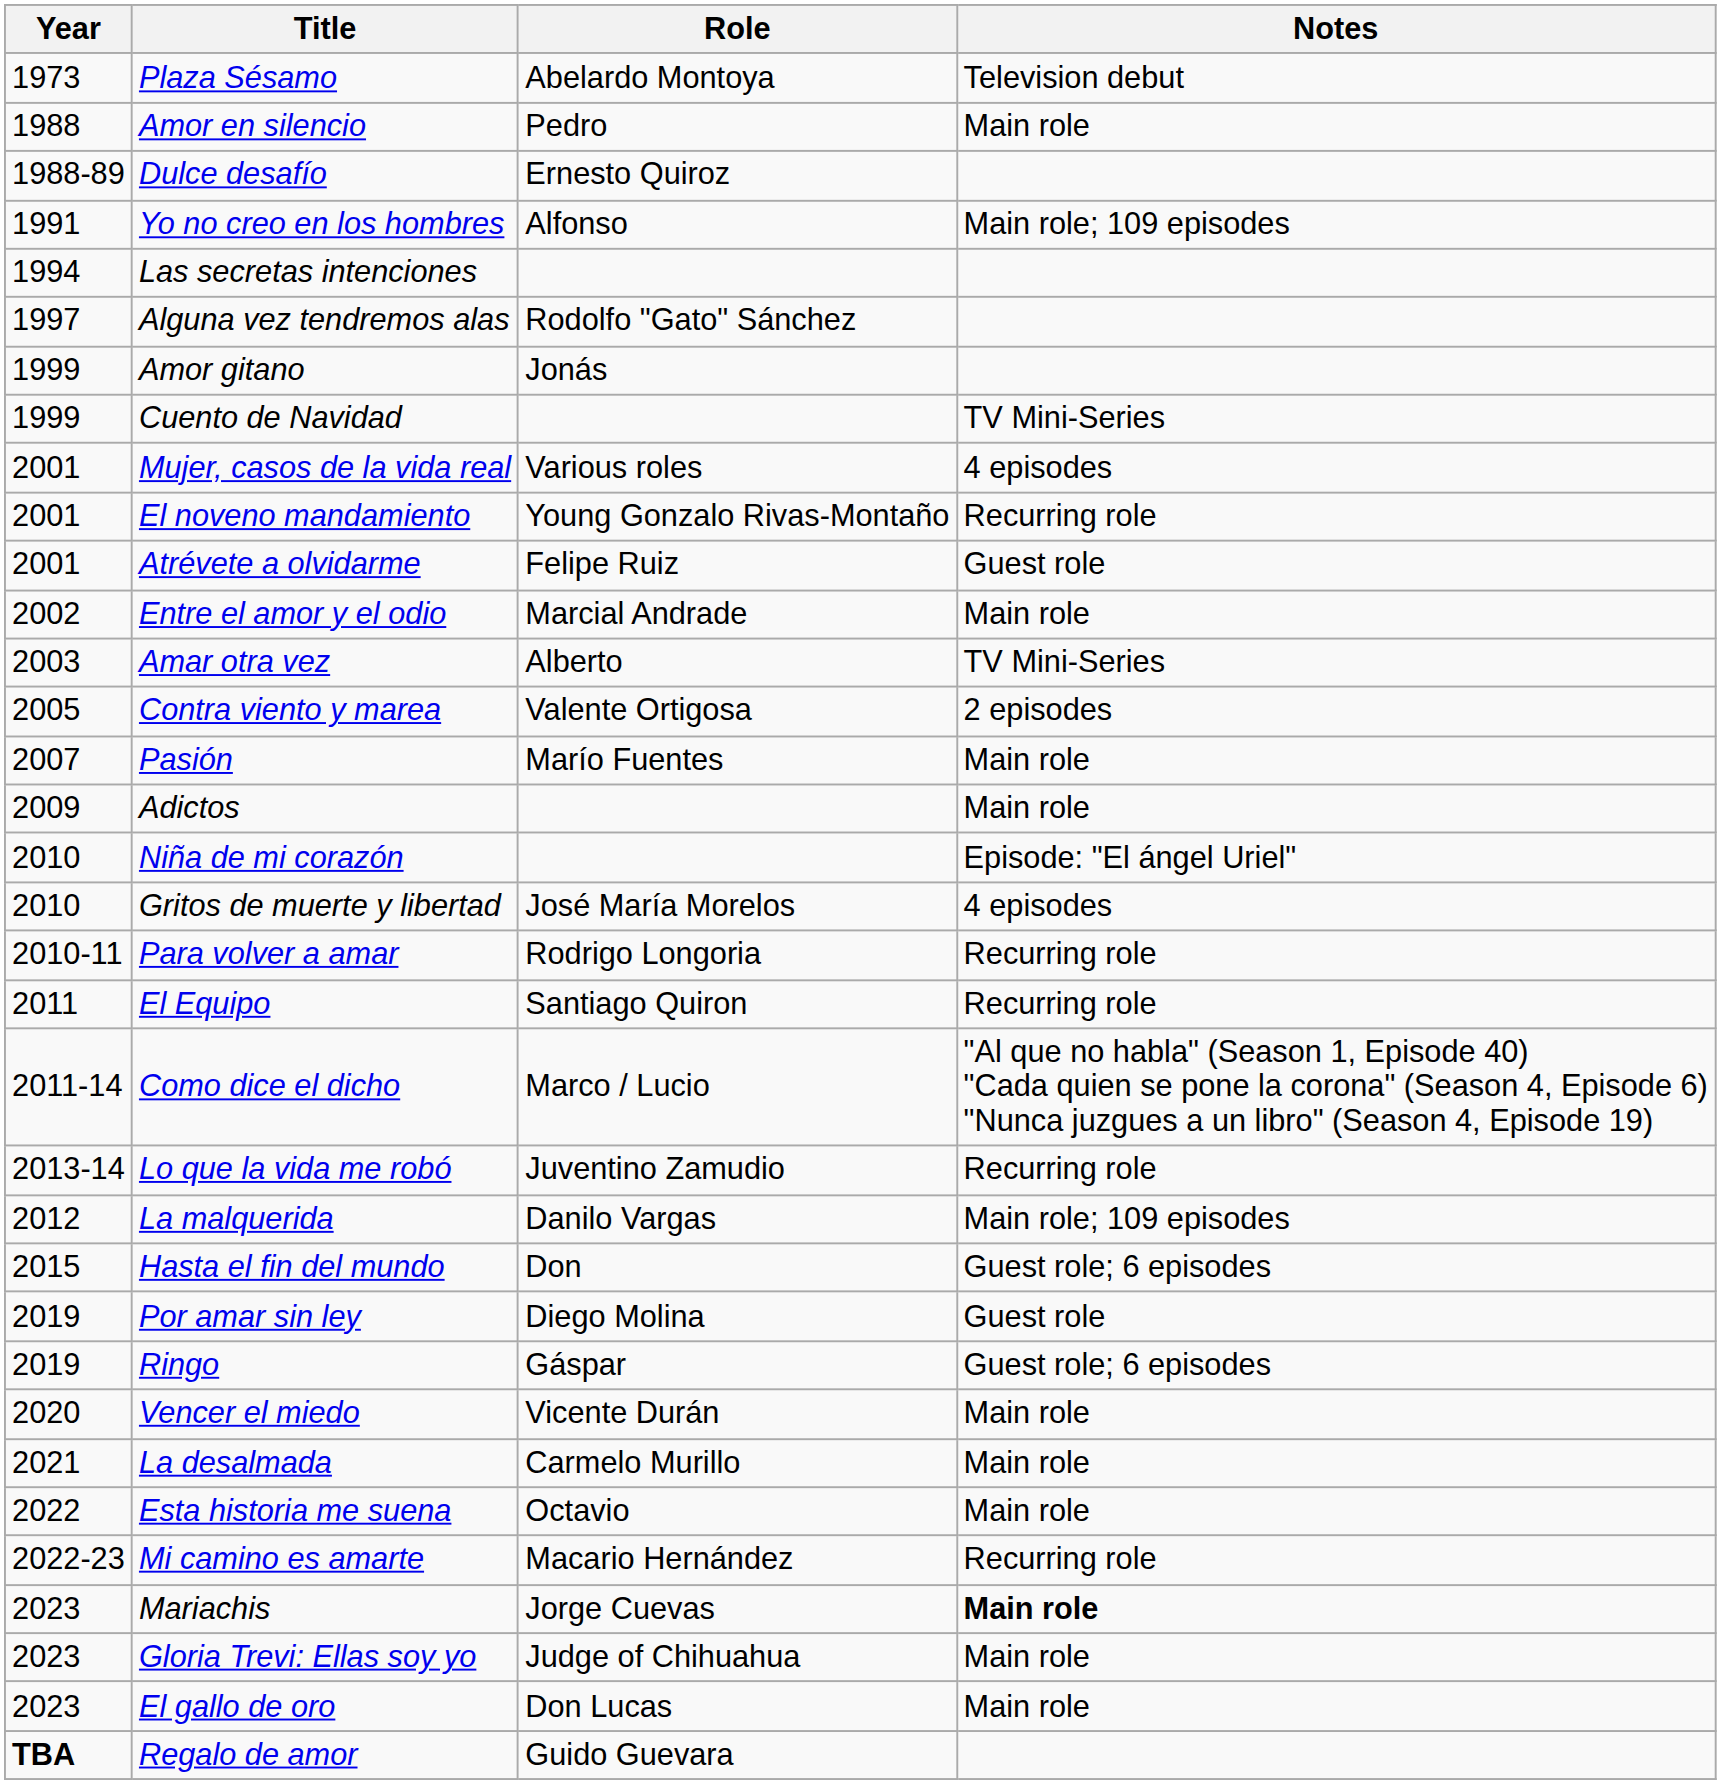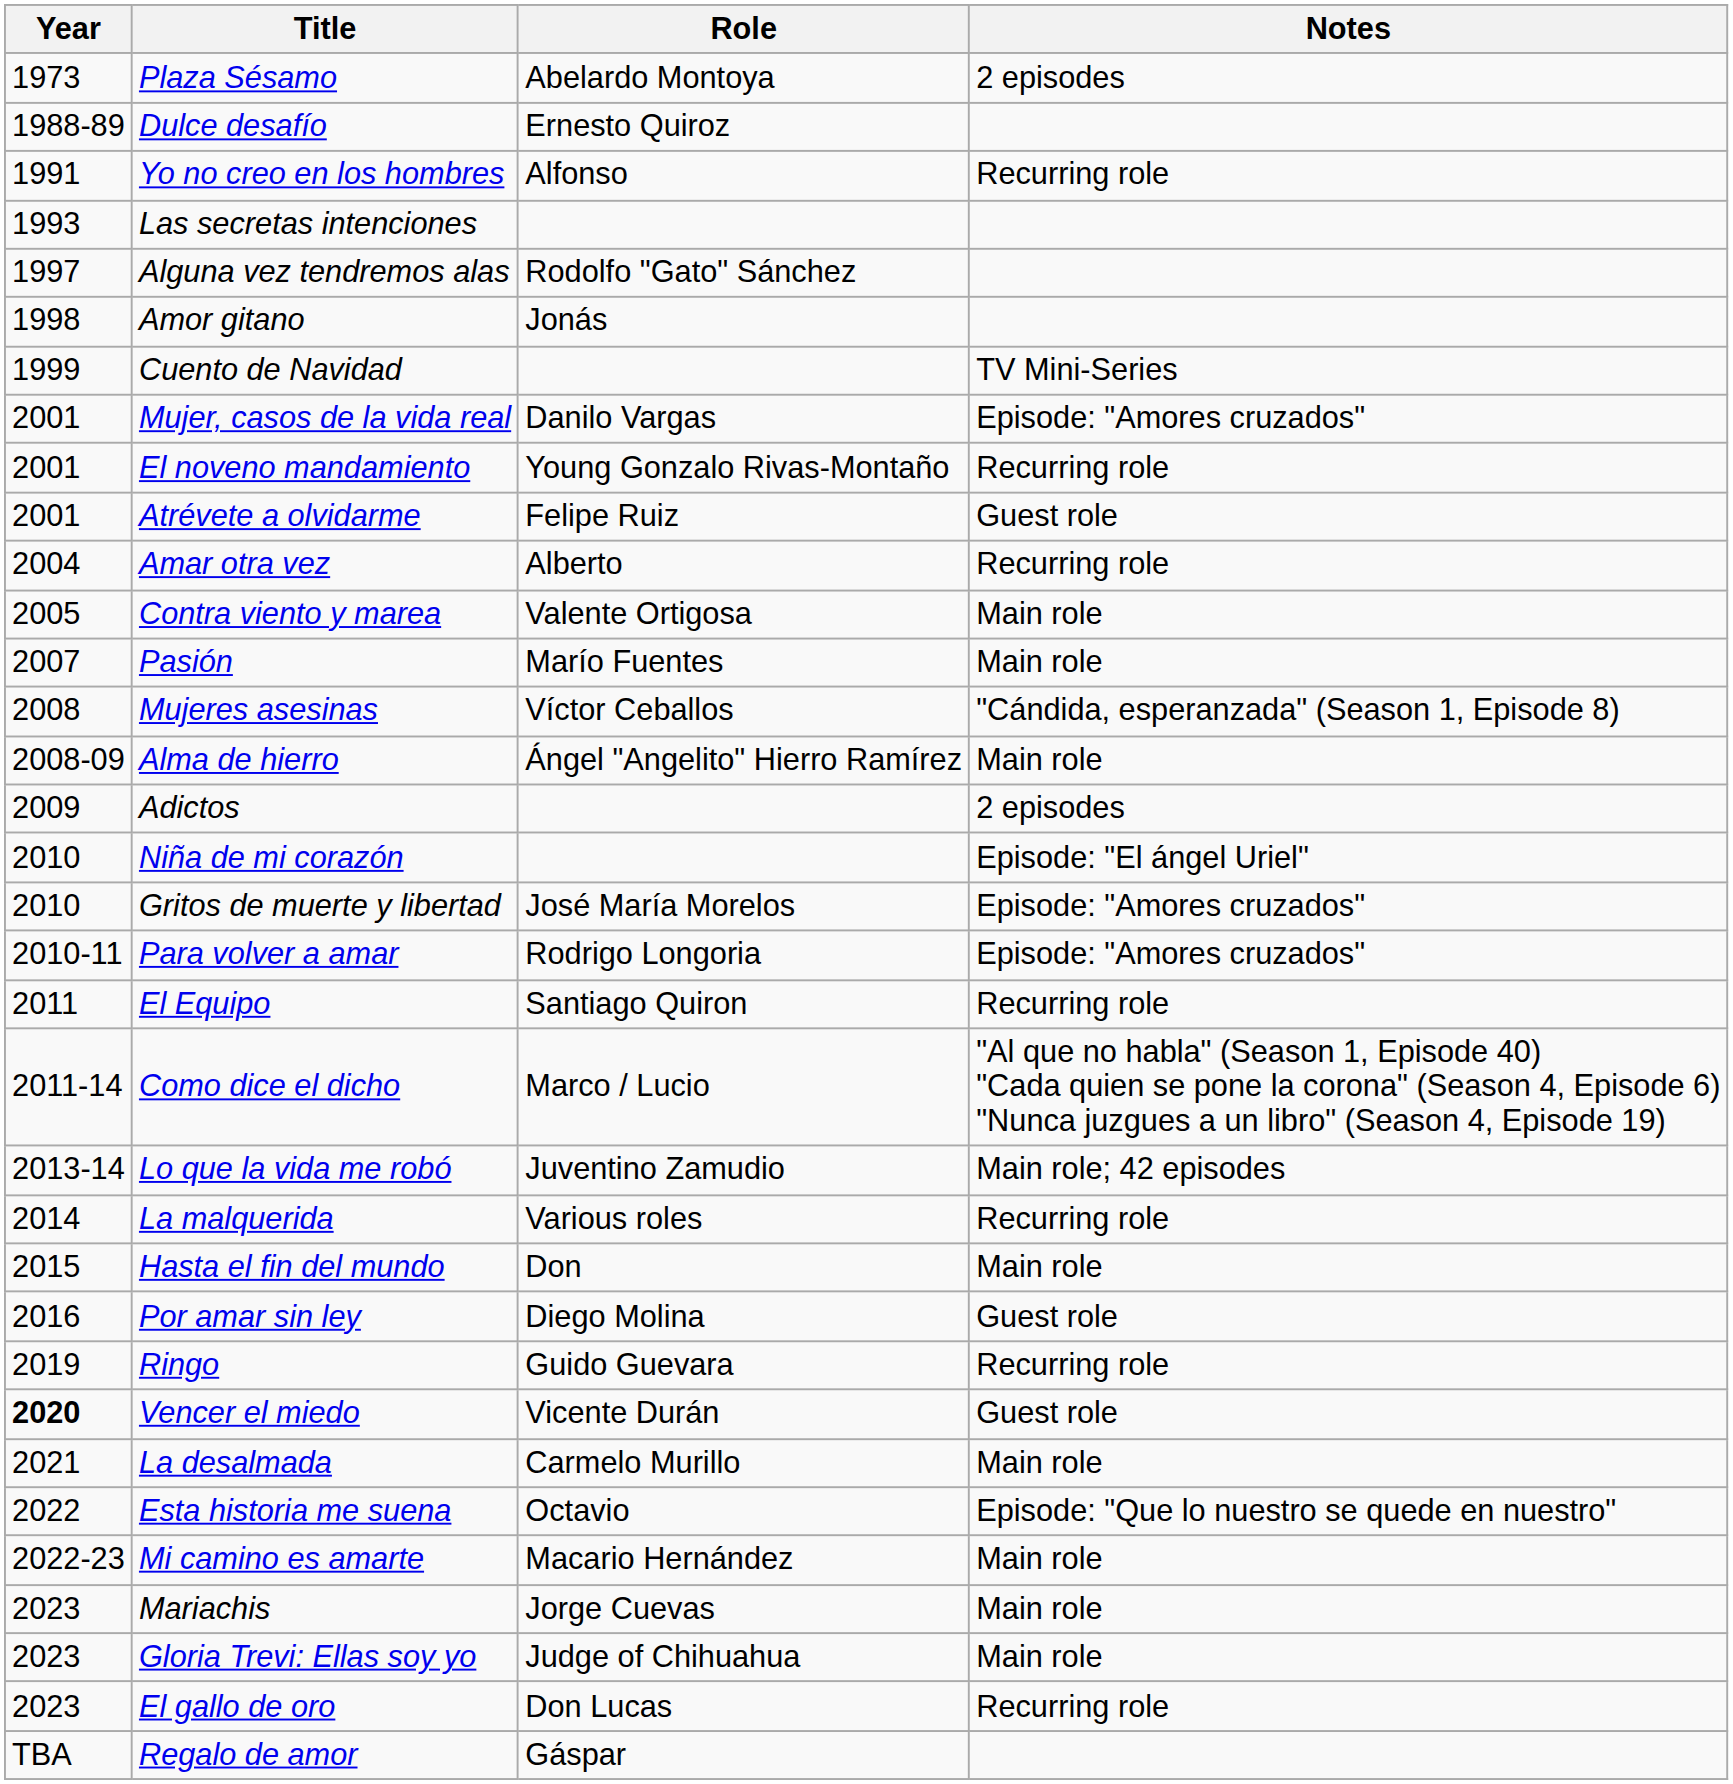(1074, 77) Television debut -> (1051, 77) 2 episodes
- row: (252, 126)
(1127, 223) Main role; 109 episodes -> (1073, 175) Recurring role
(46, 272) 1994 -> (46, 223) 1993
(46, 369) 1999 -> (46, 321) 1998
(614, 467) Various roles -> (621, 418) Danilo Vargas
(1038, 467) 4 episodes -> (1171, 418) Episode: "Amores cruzados"
- row: (293, 613)
(46, 662) 2003 -> (46, 564) 2004
(1064, 662) TV Mini-Series -> (1073, 564) Recurring role
(1038, 710) 2 episodes -> (1039, 613) Main role
+ row: (258, 710)
+ row: (239, 759)
(1027, 808) Main role -> (1051, 808) 2 episodes
(1038, 905) 4 episodes -> (1171, 905) Episode: "Amores cruzados"
(1060, 954) Recurring role -> (1171, 954) Episode: "Amores cruzados"
(1060, 1169) Recurring role -> (1131, 1169) Main role; 42 episodes
(46, 1218) 2012 -> (46, 1218) 2014
(621, 1218) Danilo Vargas -> (614, 1218) Various roles
(1127, 1218) Main role; 109 episodes -> (1073, 1218) Recurring role
(1117, 1267) Guest role; 6 episodes -> (1039, 1267) Main role
(46, 1315) 2019 -> (46, 1315) 2016
(576, 1364) Gáspar -> (630, 1364) Guido Guevara
(1117, 1364) Guest role; 6 episodes -> (1073, 1364) Recurring role
(46, 1413) normal -> (46, 1413) bold
(1027, 1413) Main role -> (1047, 1413) Guest role
(1027, 1510) Main role -> (1296, 1510) Episode: "Que lo nuestro se quede en nuestro"
(1060, 1559) Recurring role -> (1039, 1559) Main role
(1031, 1608) bold -> (1039, 1608) normal
(1027, 1705) Main role -> (1073, 1705) Recurring role
(44, 1754) bold -> (42, 1754) normal
(630, 1754) Guido Guevara -> (576, 1754) Gáspar
